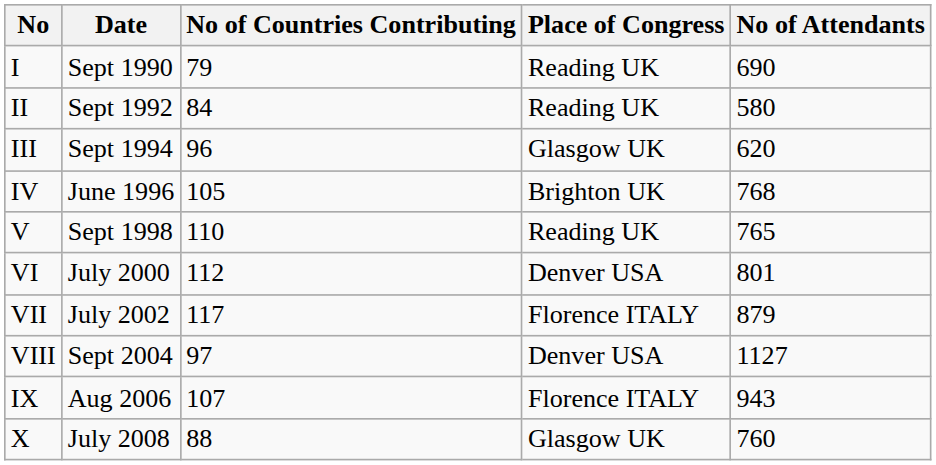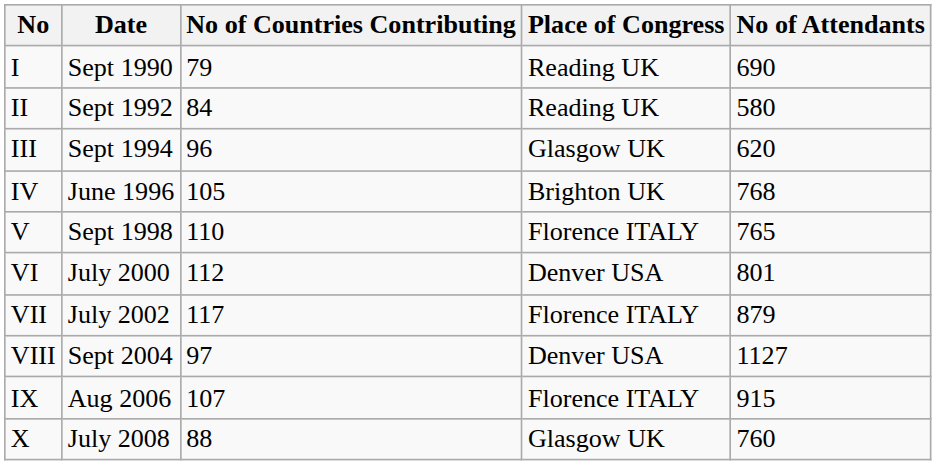(593, 231) Reading UK -> (614, 231) Florence ITALY
(756, 397) 943 -> (756, 397) 915
